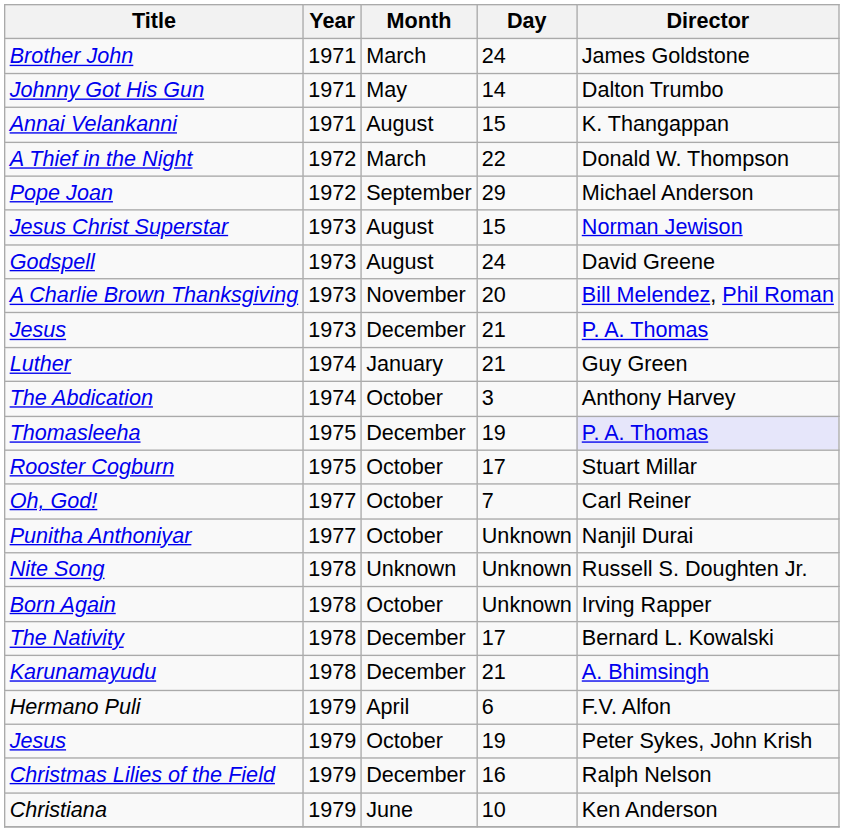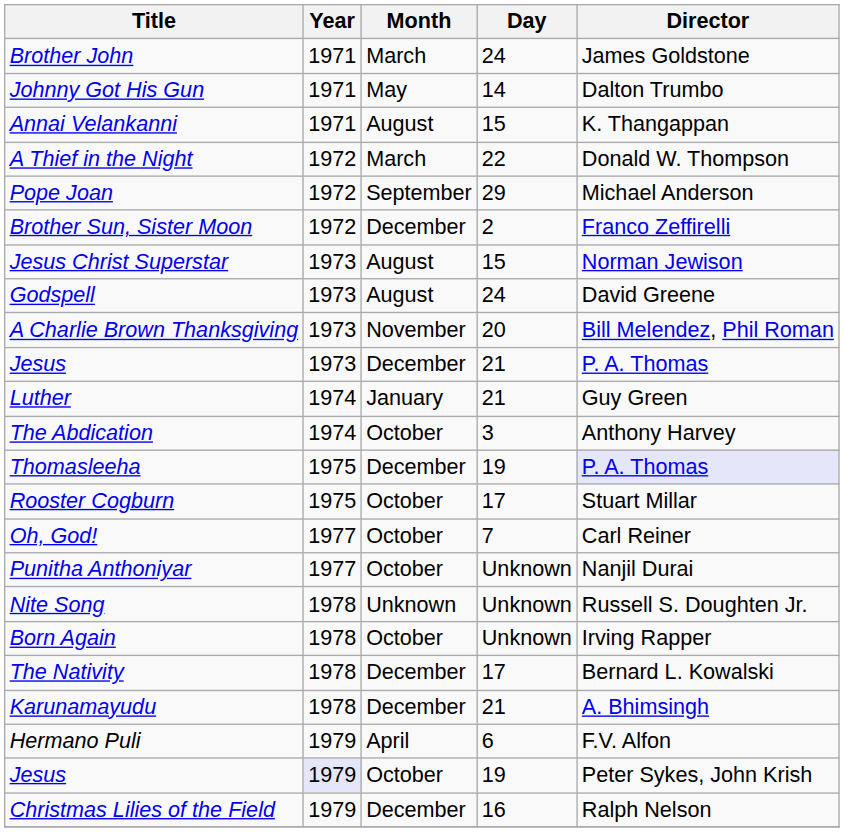+ row: (131, 227)
(332, 741) no background -> (332, 775) lavender background
- row: (58, 809)
